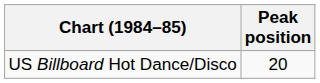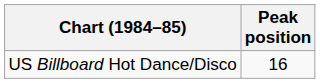(278, 64) 20 -> (278, 64) 16
